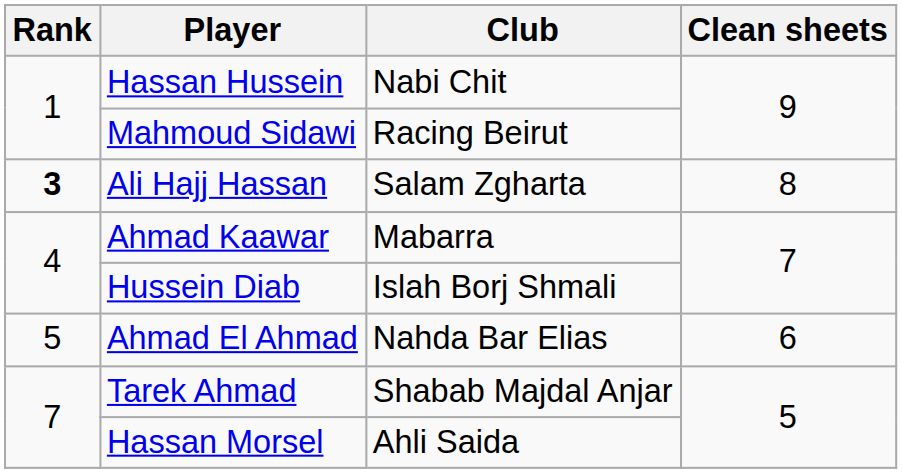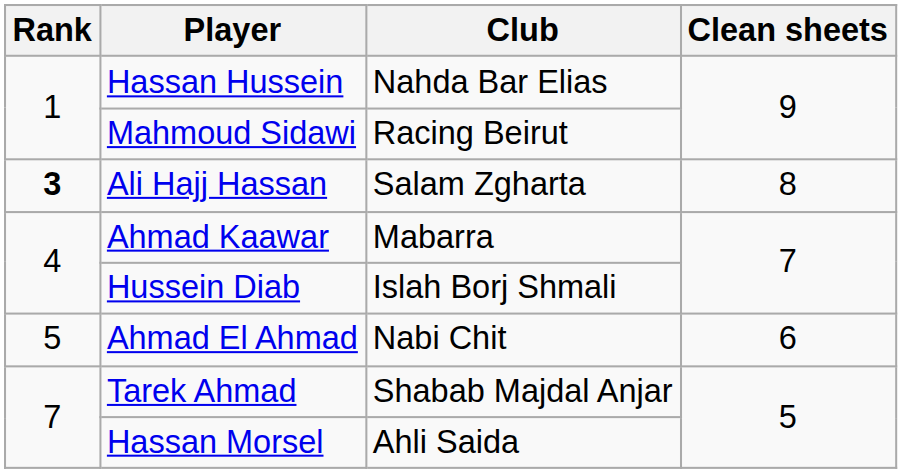(440, 81) Nabi Chit -> (490, 81) Nahda Bar Elias
(490, 339) Nahda Bar Elias -> (440, 339) Nabi Chit
